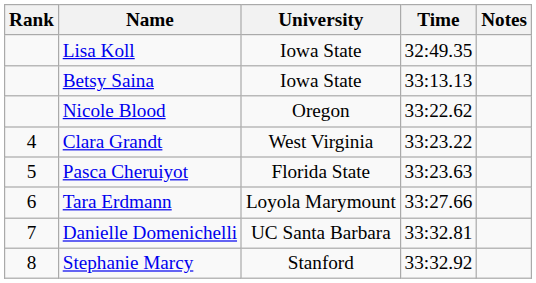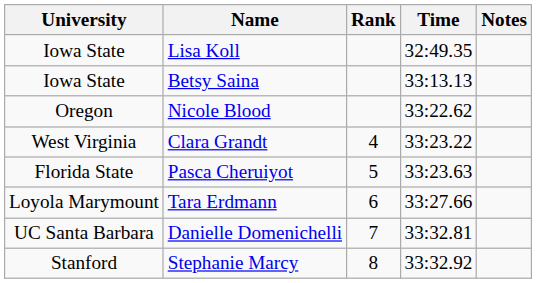columns swapped: (31, 19) <-> (321, 19)
